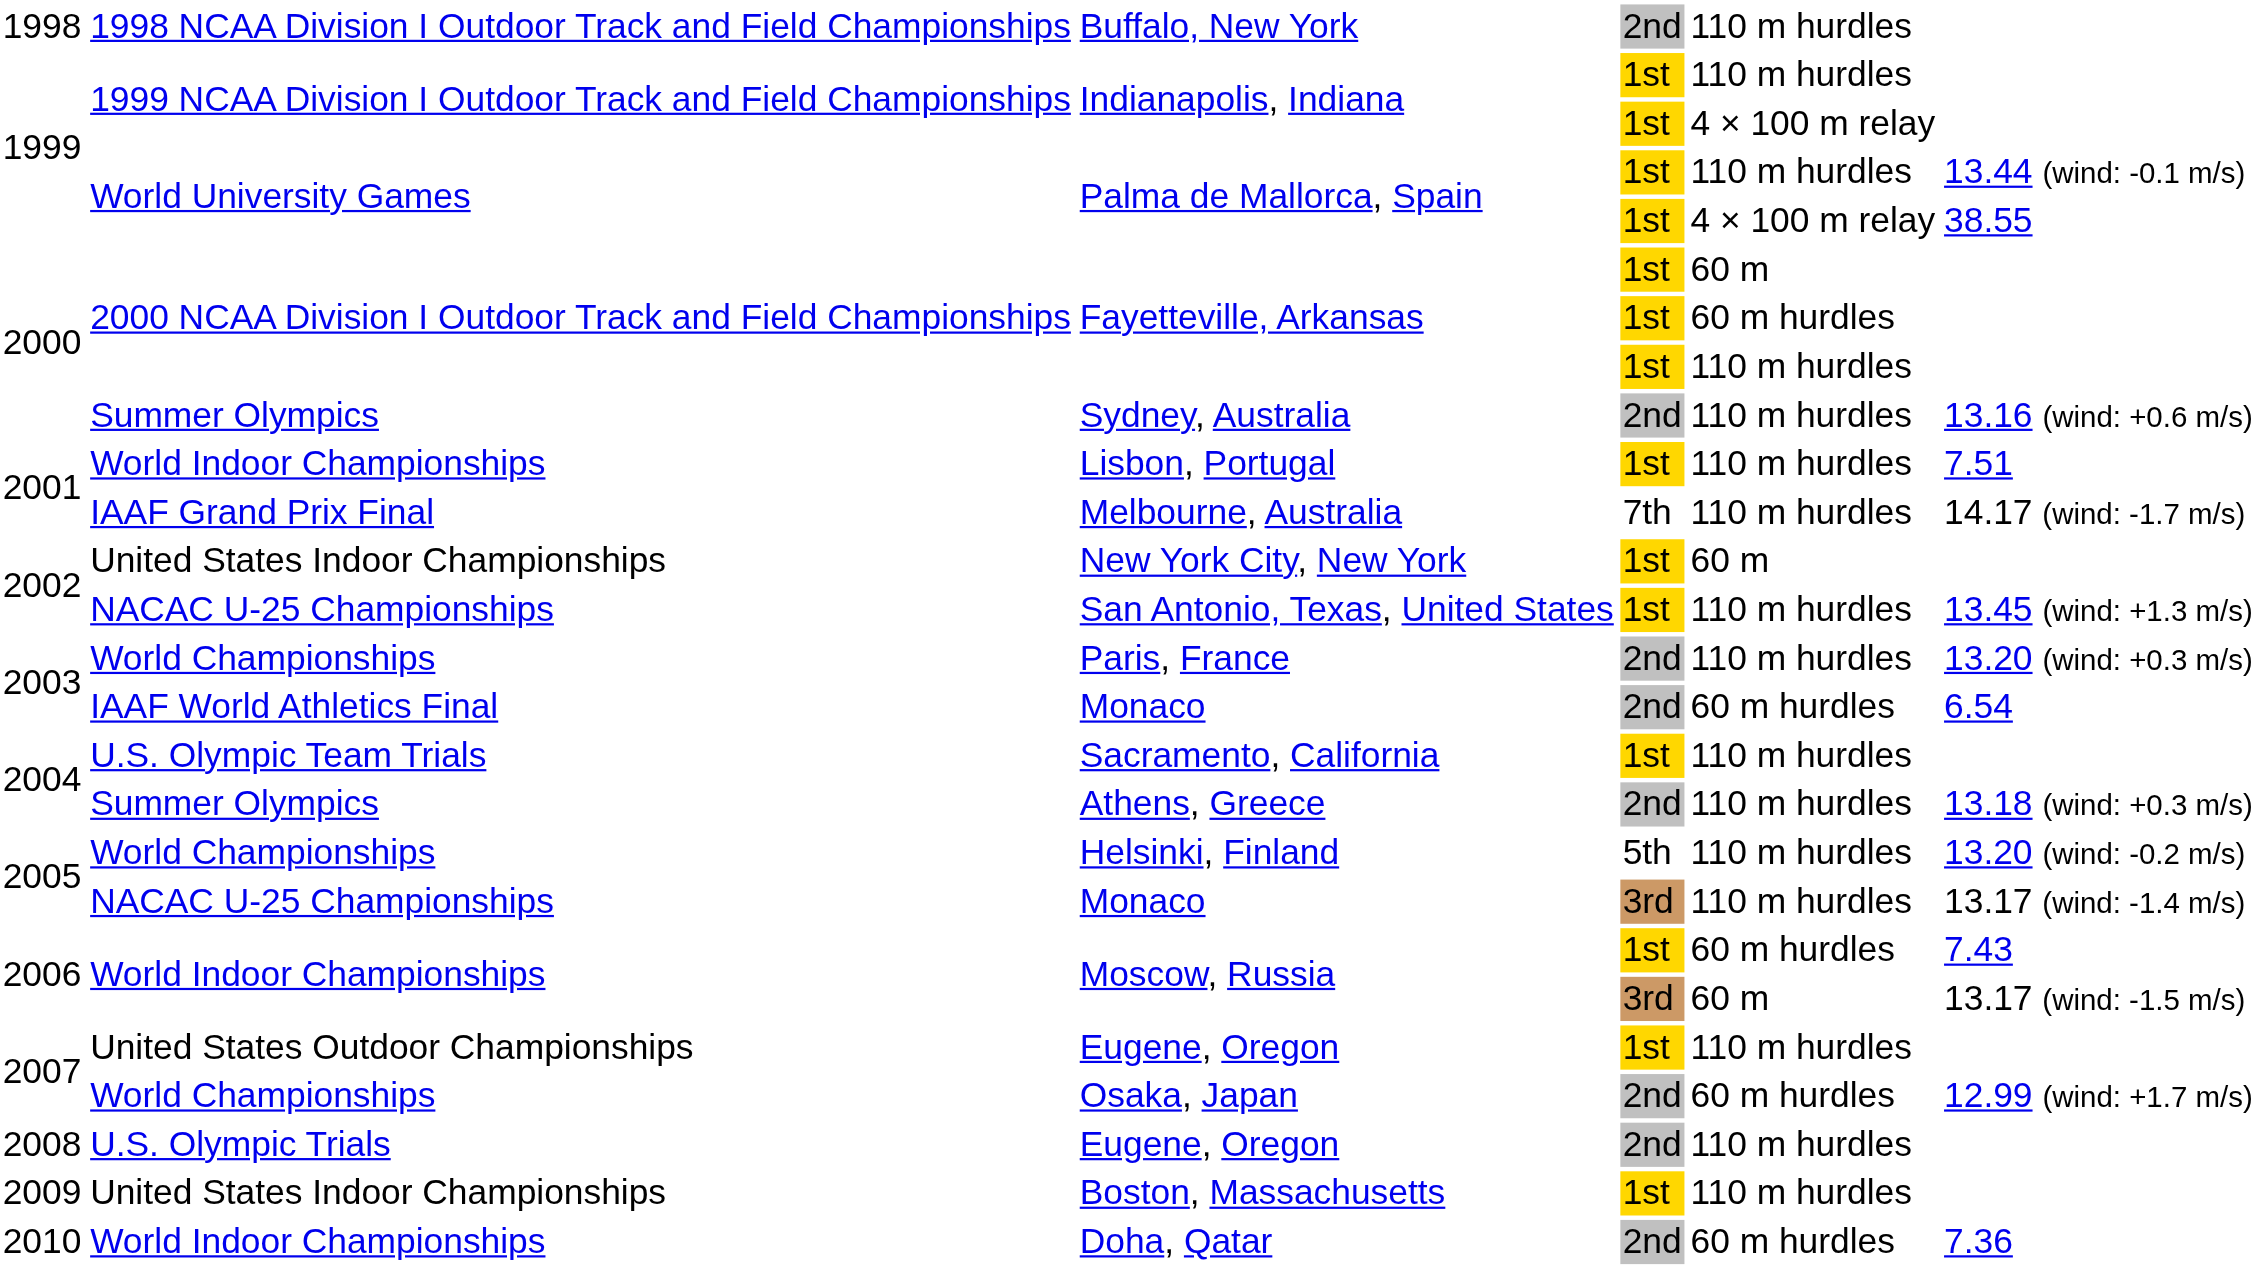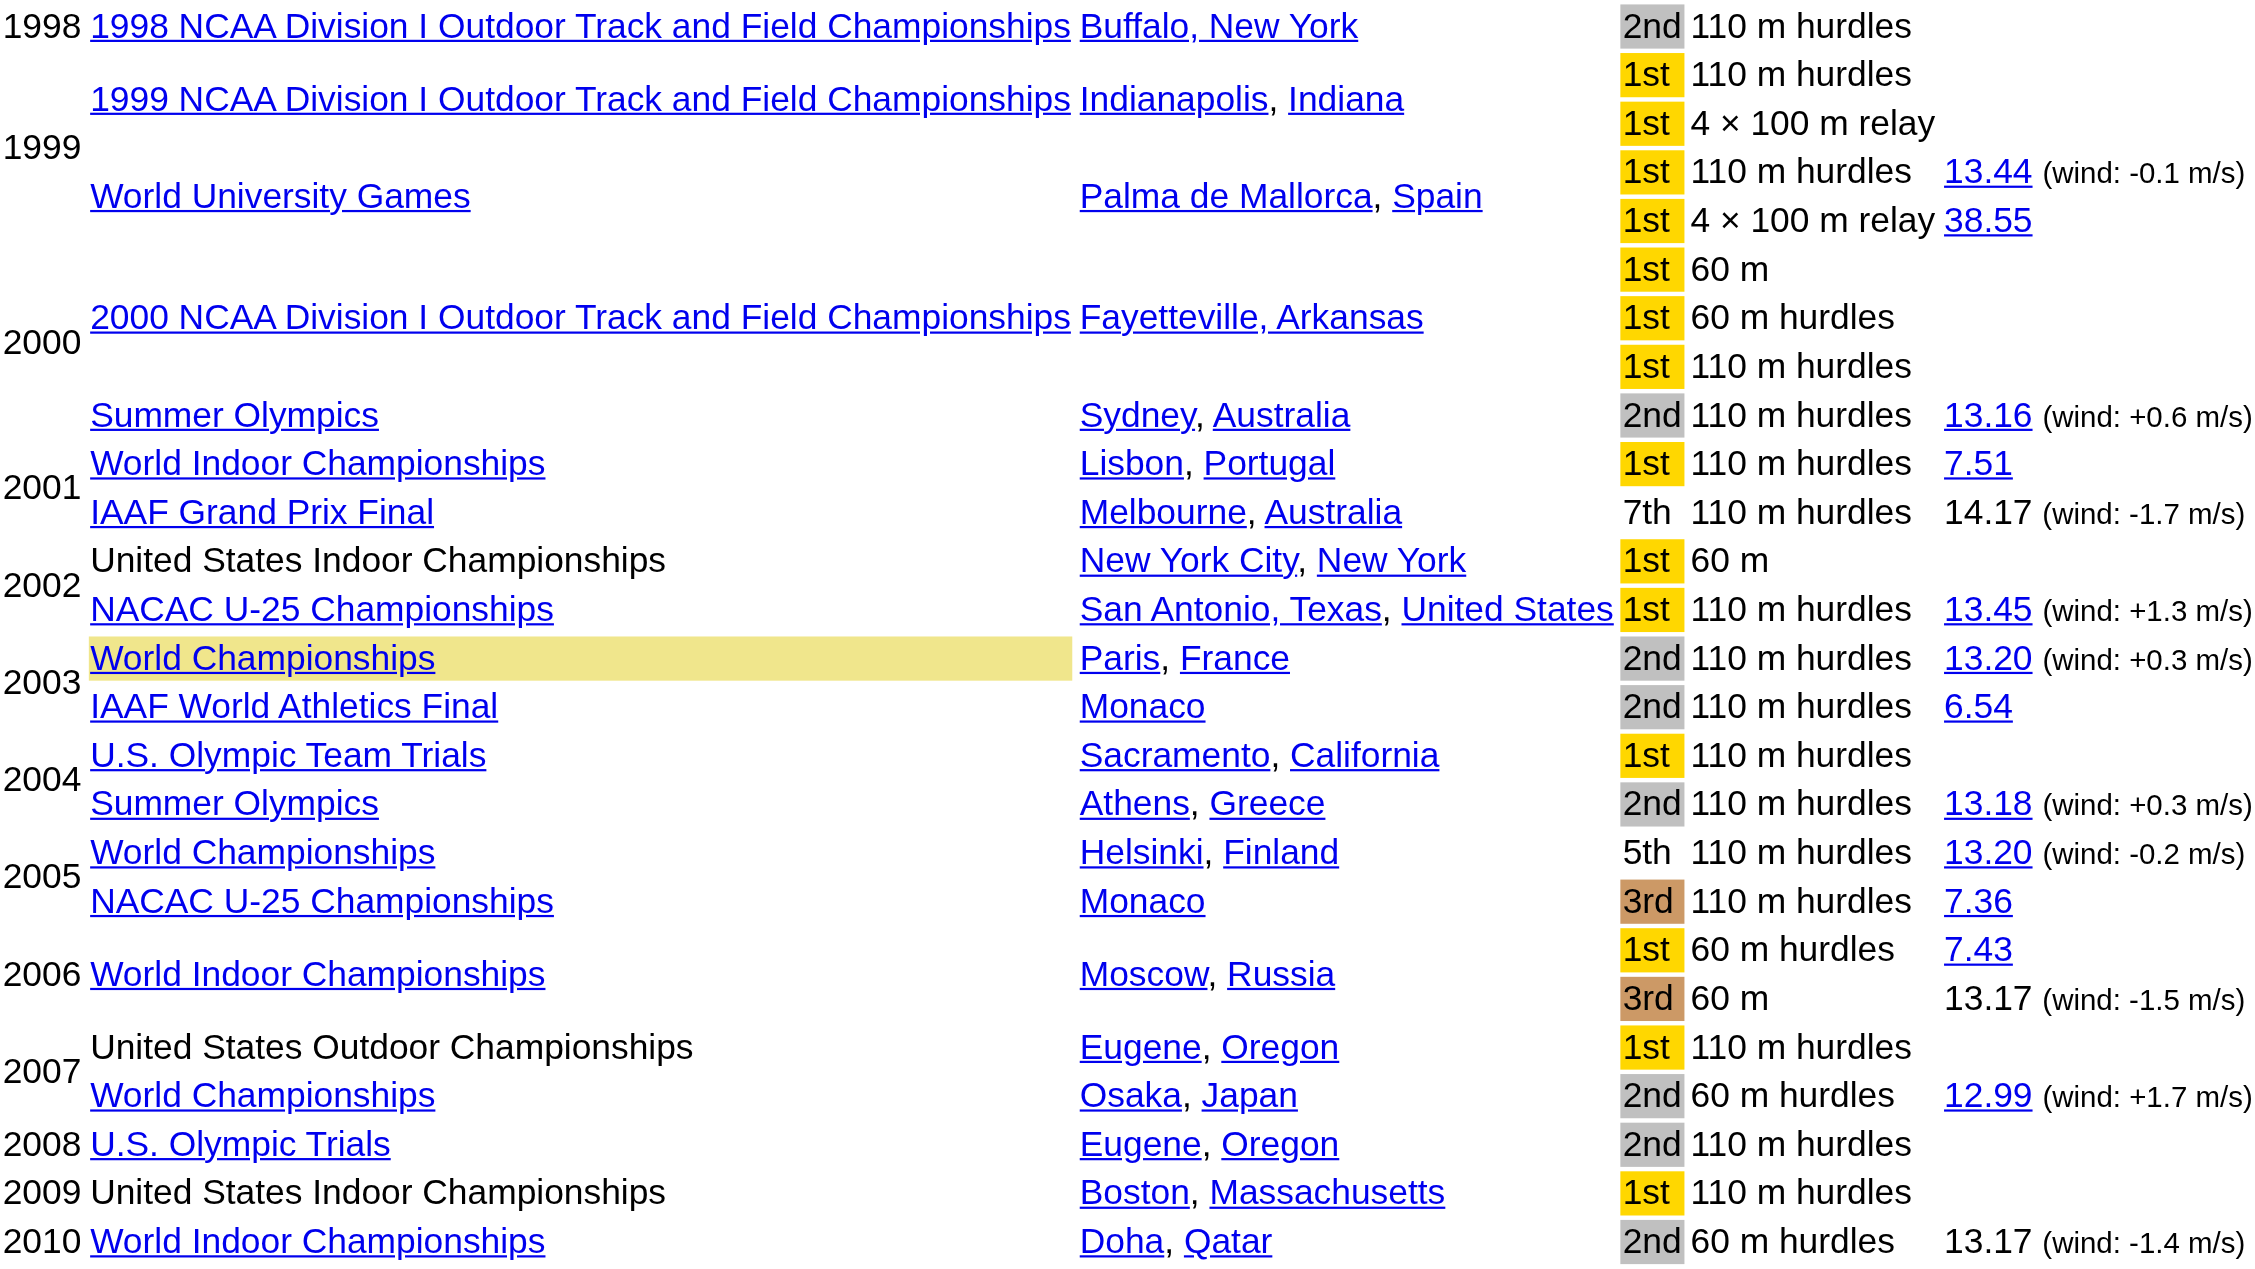(263, 657) no background -> (263, 657) khaki background
(1793, 706) 60 m hurdles -> (1801, 706) 110 m hurdles
(2095, 901) 13.17 (wind: -1.4 m/s) -> (1978, 901) 7.36
(1978, 1241) 7.36 -> (2095, 1241) 13.17 (wind: -1.4 m/s)
